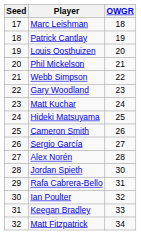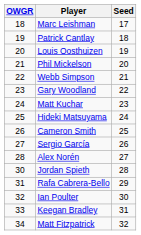columns swapped: (16, 11) <-> (120, 11)
